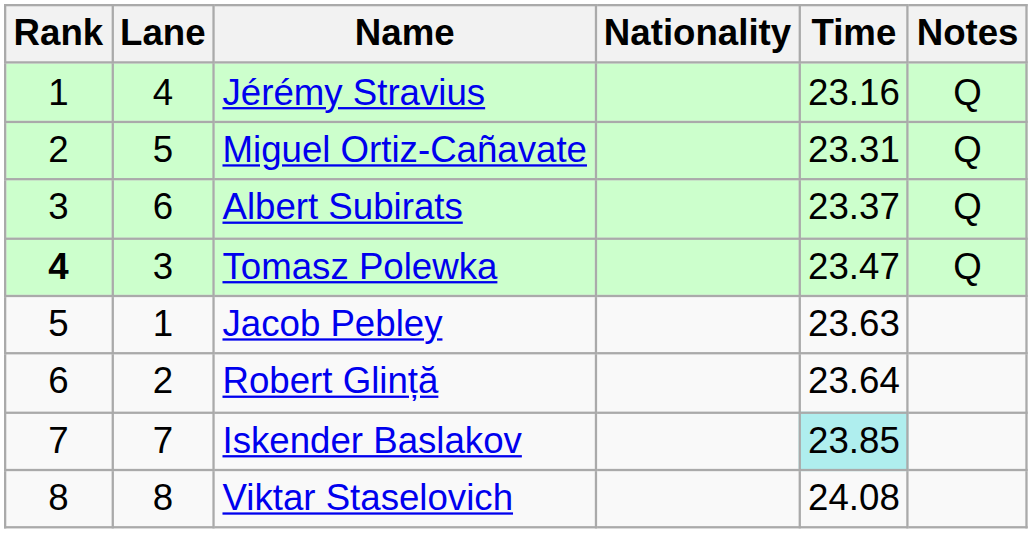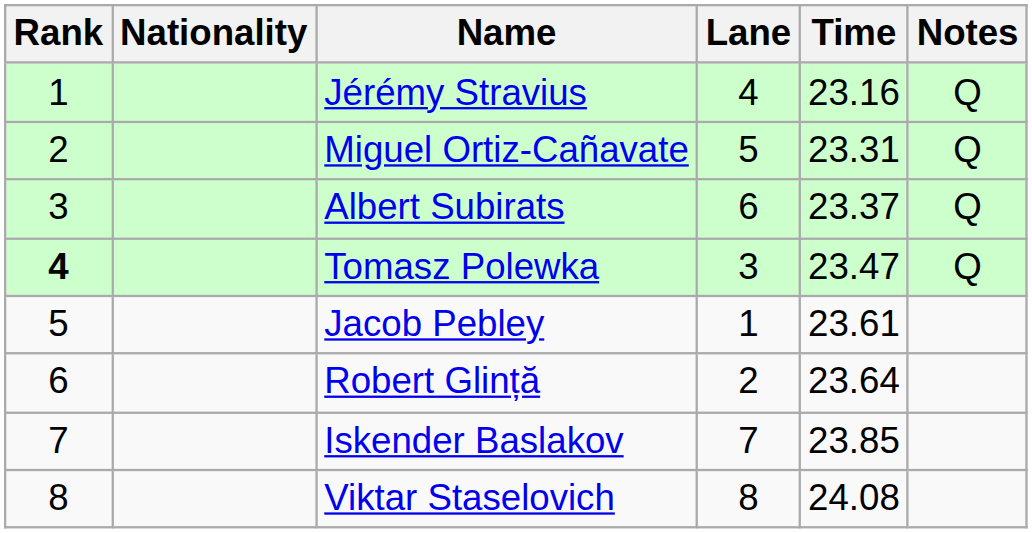columns swapped: (163, 33) <-> (698, 33)
(854, 324) 23.63 -> (854, 324) 23.61
(854, 440) paleturquoise background -> (854, 440) no background
